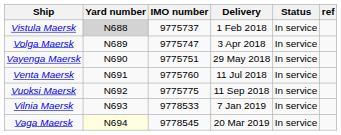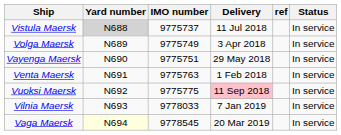columns swapped: (296, 12) <-> (328, 12)
(242, 28) 1 Feb 2018 -> (242, 28) 11 Jul 2018
(179, 43) 9775747 -> (179, 43) 9775749
(179, 75) 9775760 -> (179, 75) 9775763
(242, 75) 11 Jul 2018 -> (242, 75) 1 Feb 2018
(242, 91) no background -> (242, 91) pink background
(179, 106) 9778533 -> (179, 106) 9778033
